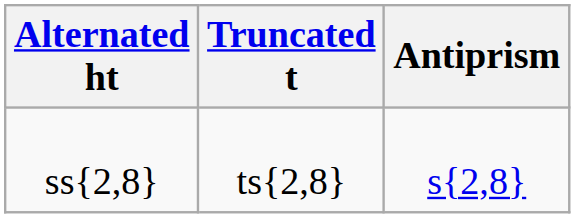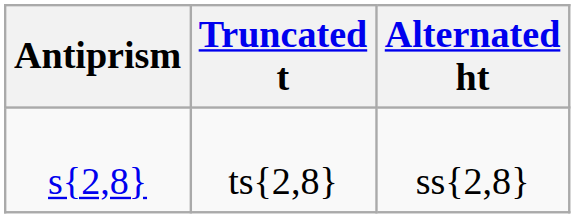columns swapped: (477, 56) <-> (102, 56)
